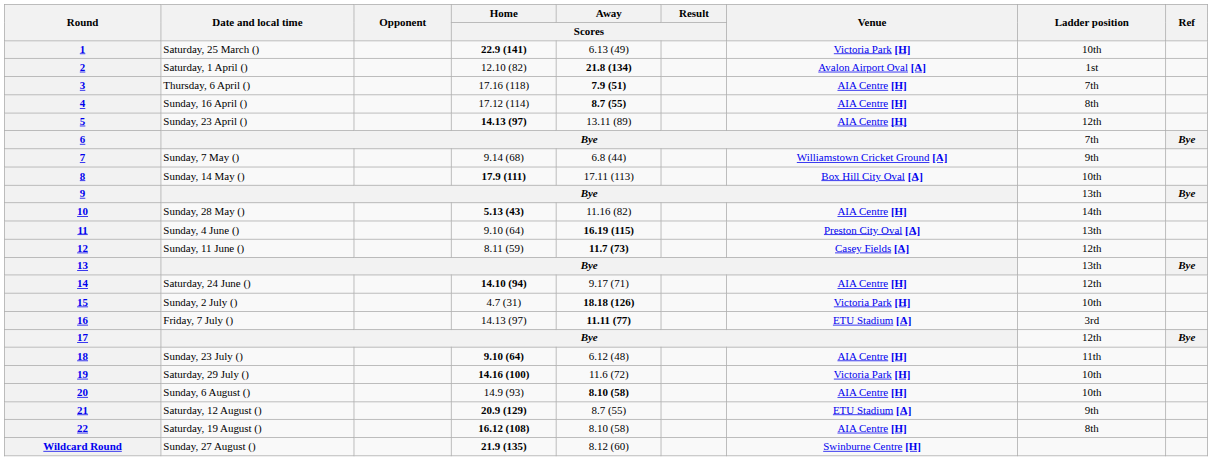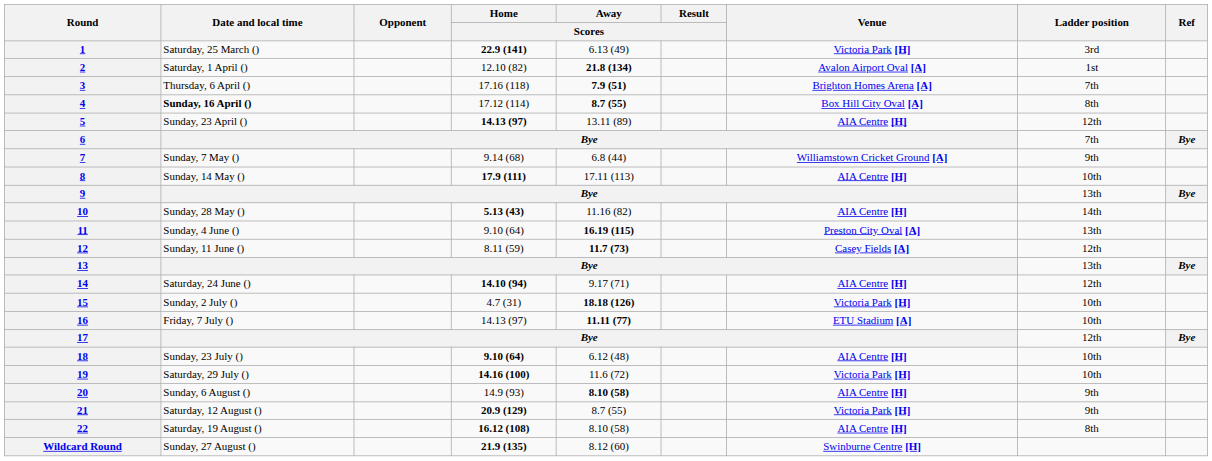(1092, 50) 10th -> (1092, 50) 3rd
(872, 86) AIA Centre [H] -> (872, 86) Brighton Homes Arena [A]
(205, 104) normal -> (207, 104) bold
(872, 104) AIA Centre [H] -> (872, 104) Box Hill City Oval [A]
(872, 176) Box Hill City Oval [A] -> (872, 176) AIA Centre [H]
(1092, 320) 3rd -> (1092, 320) 10th
(1092, 356) 11th -> (1092, 356) 10th
(1092, 392) 10th -> (1092, 392) 9th
(872, 411) ETU Stadium [A] -> (872, 411) Victoria Park [H]
